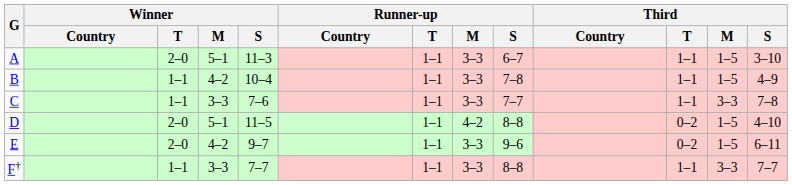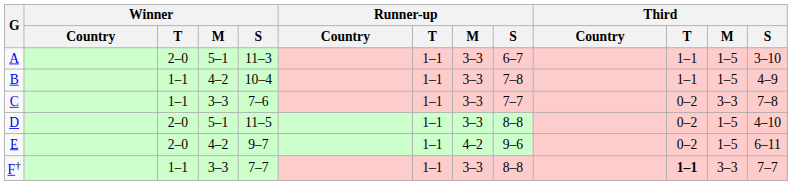(687, 101) 1–1 -> (687, 101) 0–2
(473, 123) 4–2 -> (473, 123) 3–3
(473, 144) 3–3 -> (473, 144) 4–2
(687, 168) normal -> (687, 168) bold
